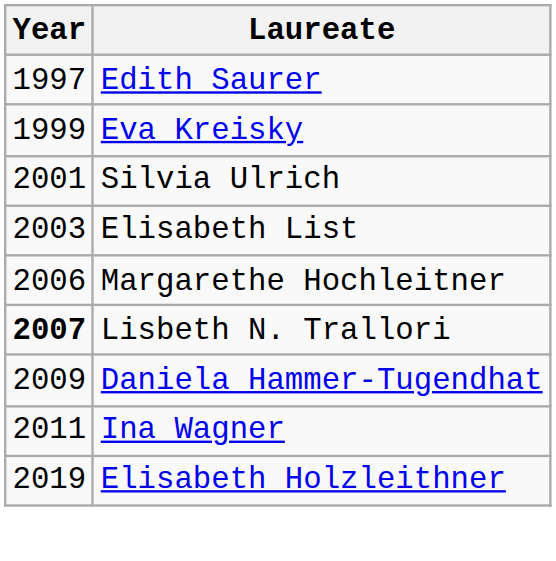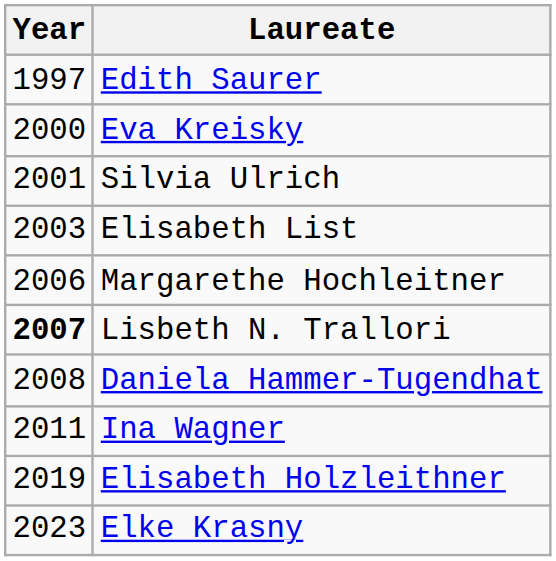(49, 130) 1999 -> (49, 130) 2000
(49, 380) 2009 -> (49, 380) 2008
+ row: (202, 530)
